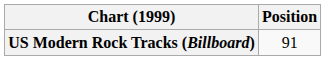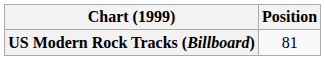(290, 42) 91 -> (290, 42) 81
